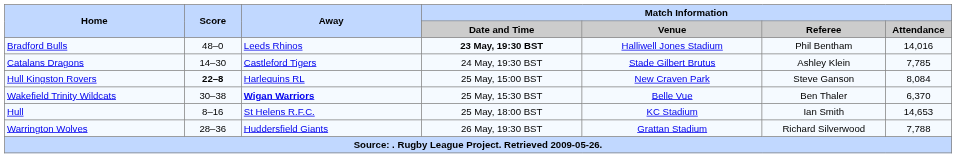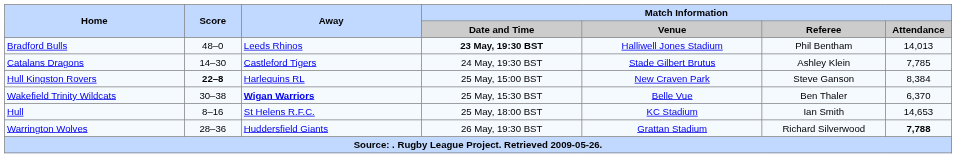(918, 46) 14,016 -> (918, 46) 14,013
(918, 79) 8,084 -> (918, 79) 8,384
(918, 128) normal -> (918, 128) bold
